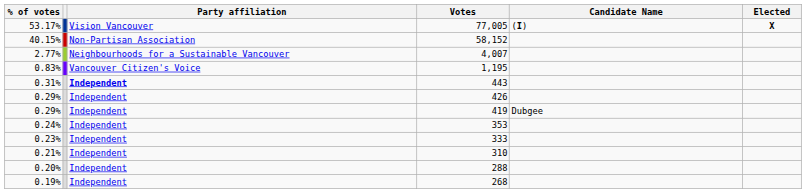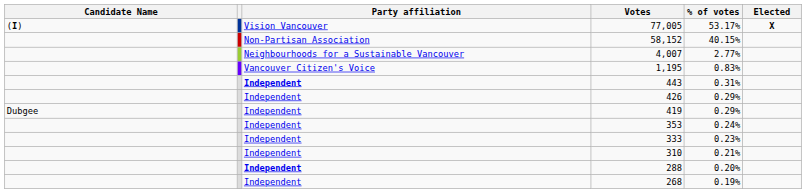columns swapped: (626, 11) <-> (34, 11)
(98, 168) normal -> (273, 168) bold
